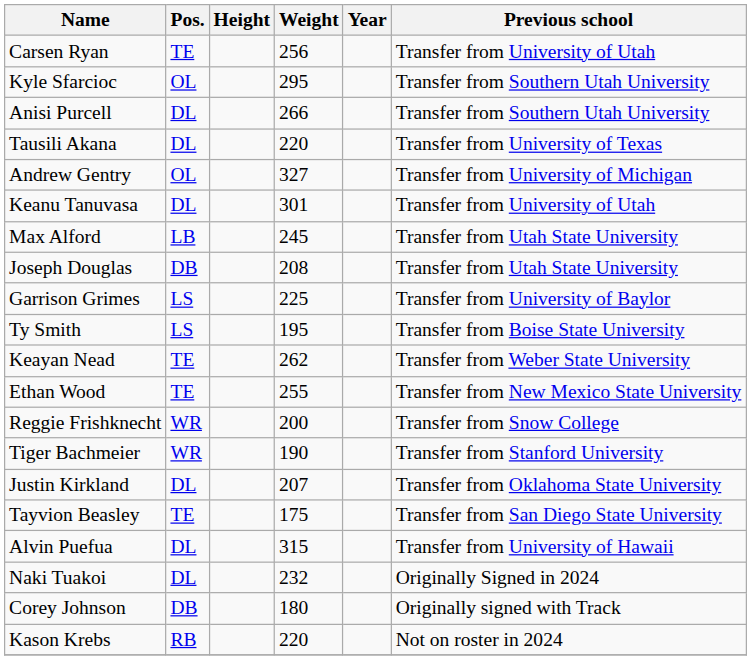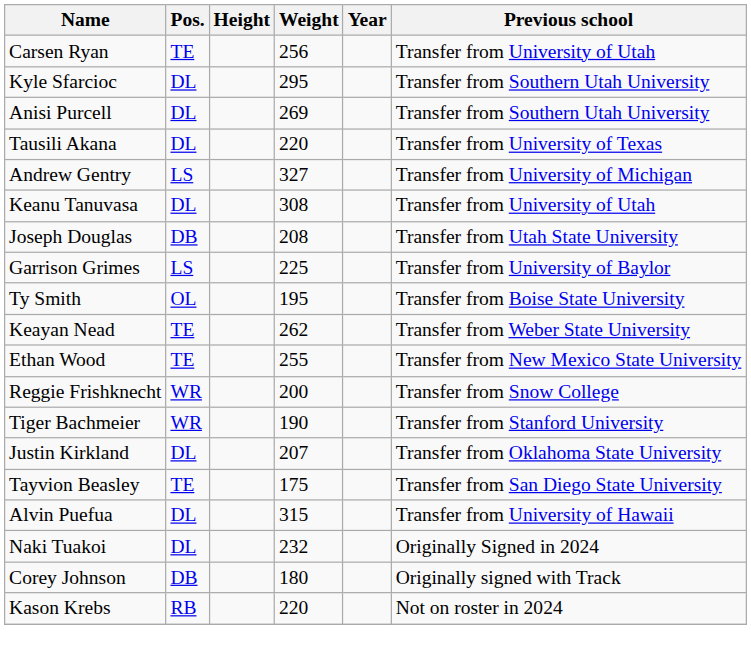(183, 81) OL -> (183, 81) DL
(294, 112) 266 -> (294, 112) 269
(183, 174) OL -> (182, 174) LS
(294, 205) 301 -> (294, 205) 308
- row: (55, 236)
(182, 329) LS -> (183, 298) OL
